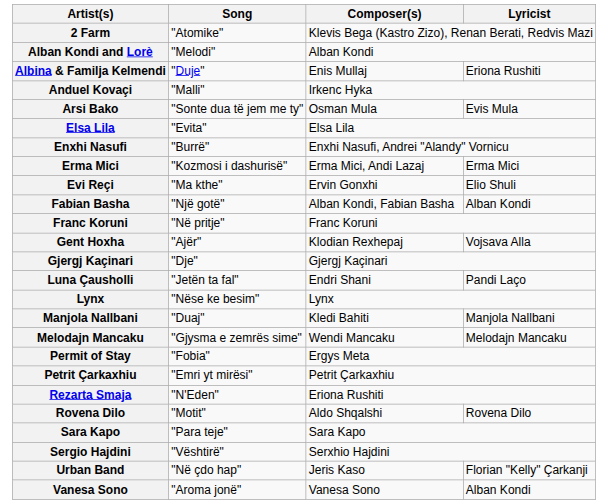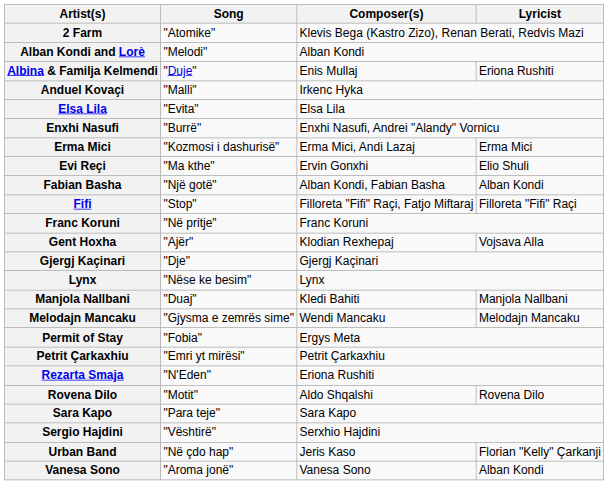- row: (90, 109)
+ row: (83, 204)
- row: (90, 280)
